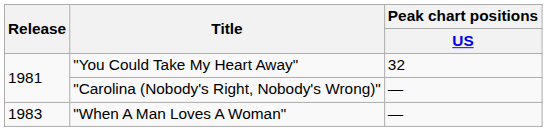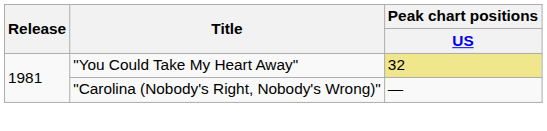(396, 65) no background -> (396, 65) khaki background
- row: (180, 114)
